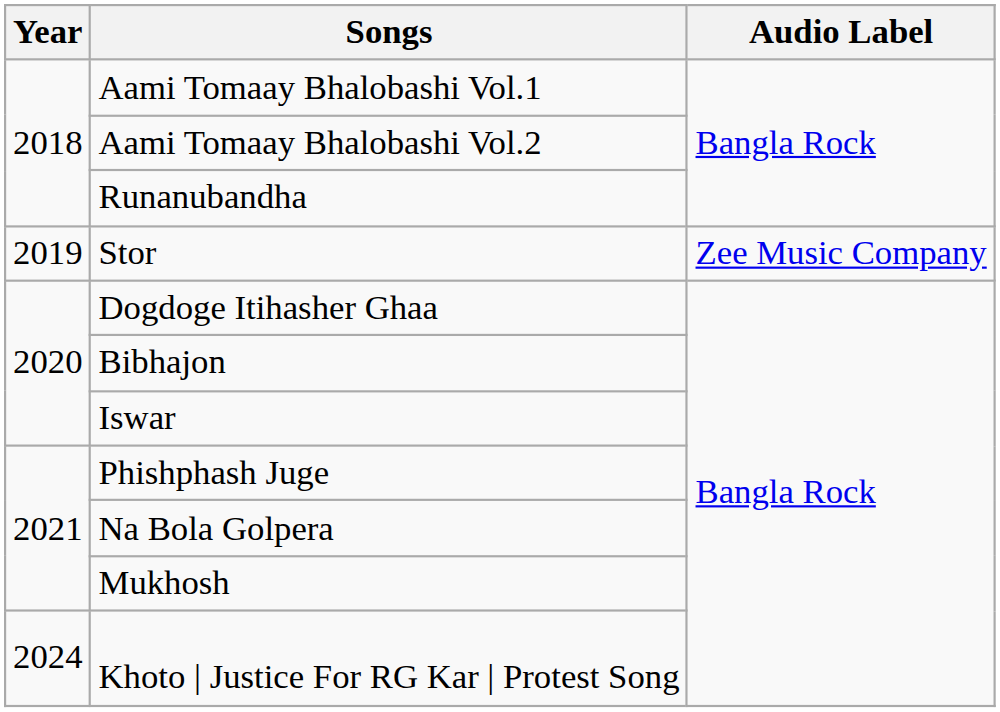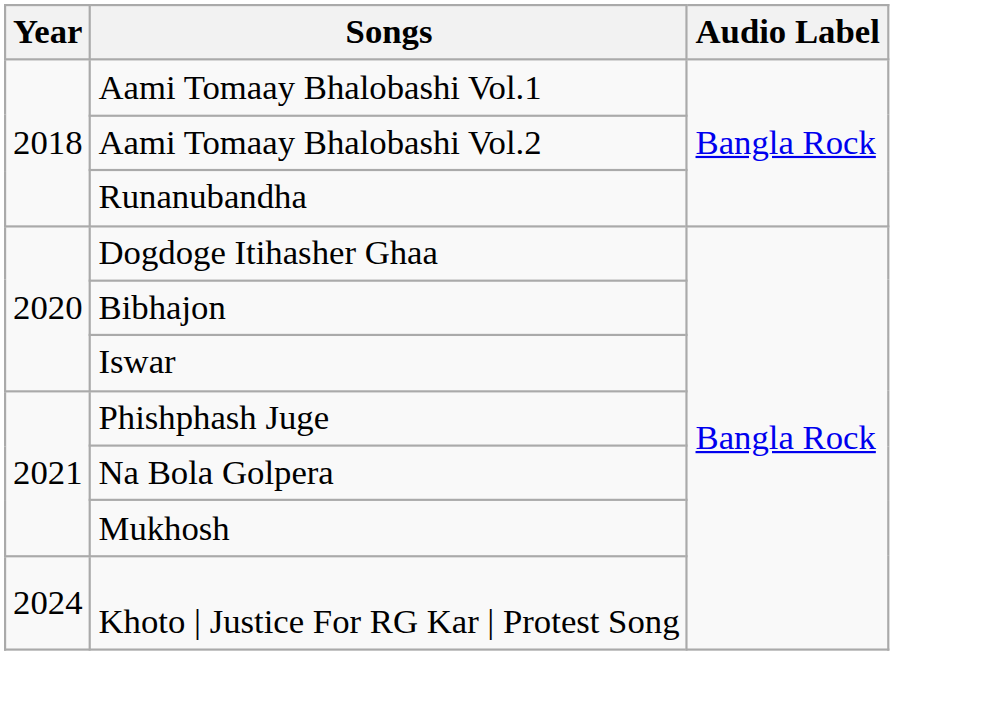- row: (127, 252)
